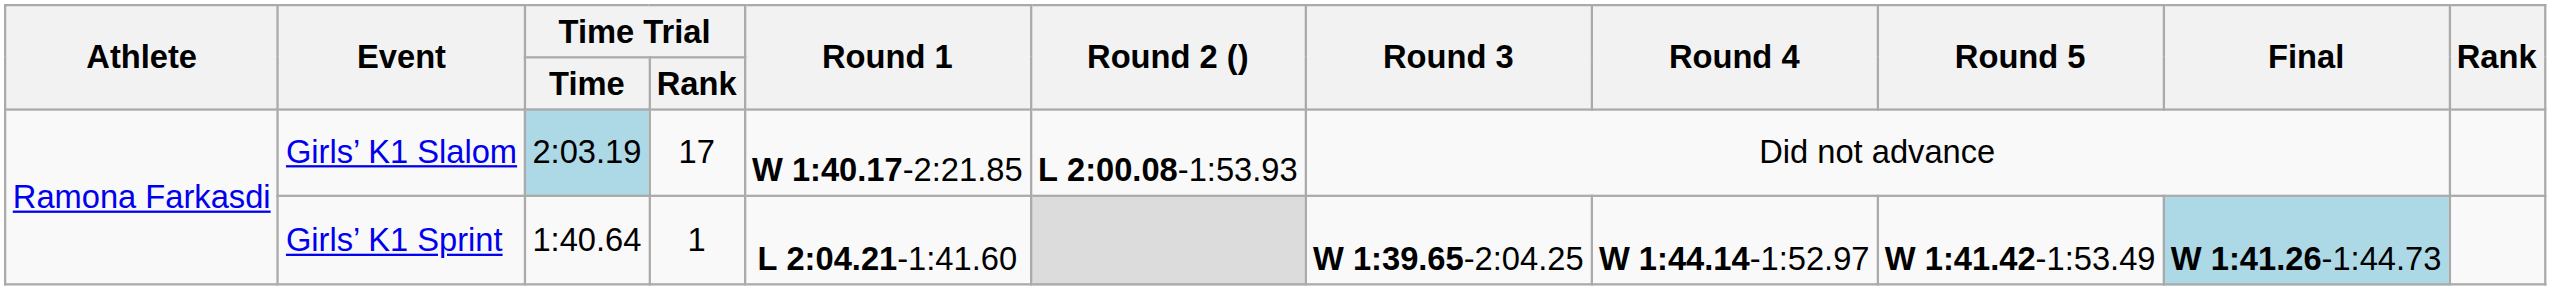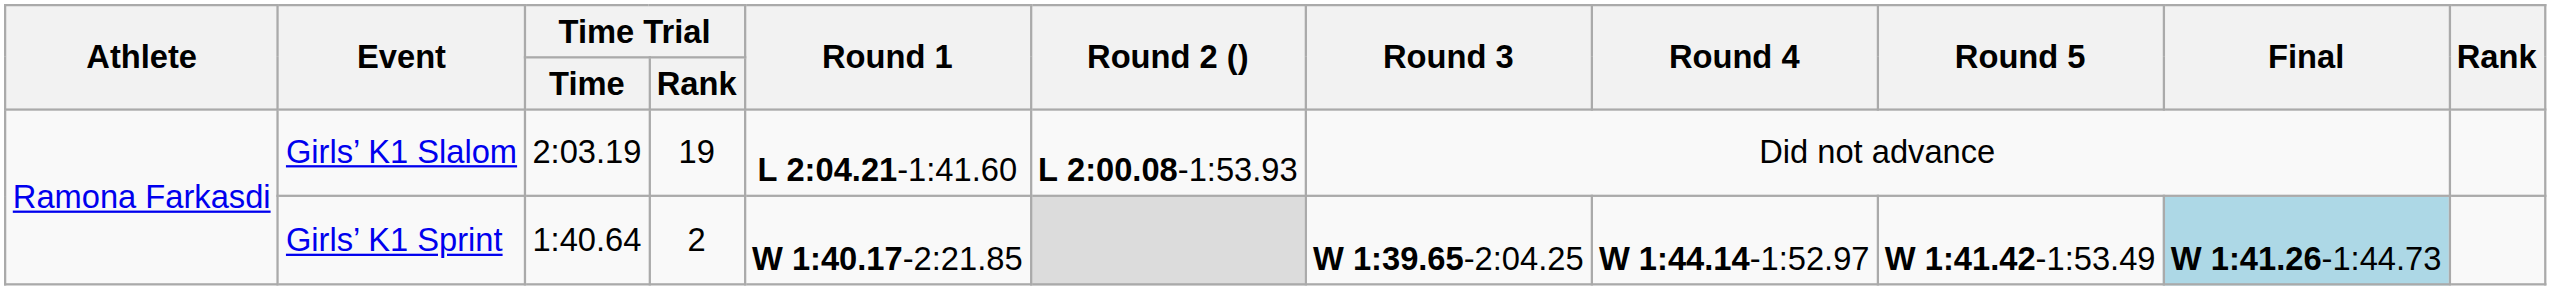(587, 153) lightblue background -> (587, 153) no background
(697, 153) 17 -> (697, 153) 19
(887, 171) W 1:40.17-2:21.85 -> (887, 171) L 2:04.21-1:41.60
(697, 241) 1 -> (697, 241) 2
(887, 259) L 2:04.21-1:41.60 -> (887, 259) W 1:40.17-2:21.85
